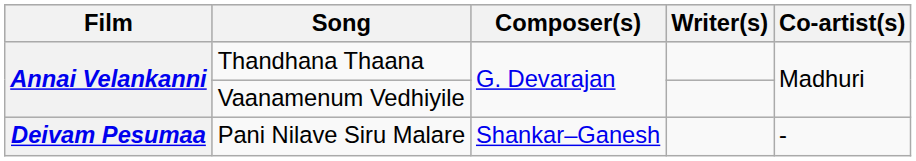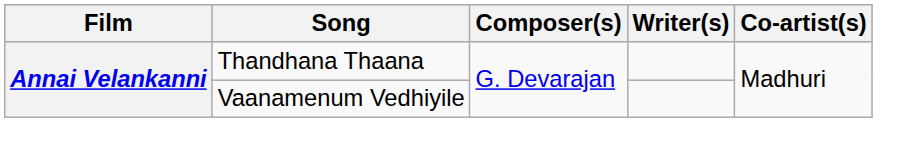- row: (341, 135)
